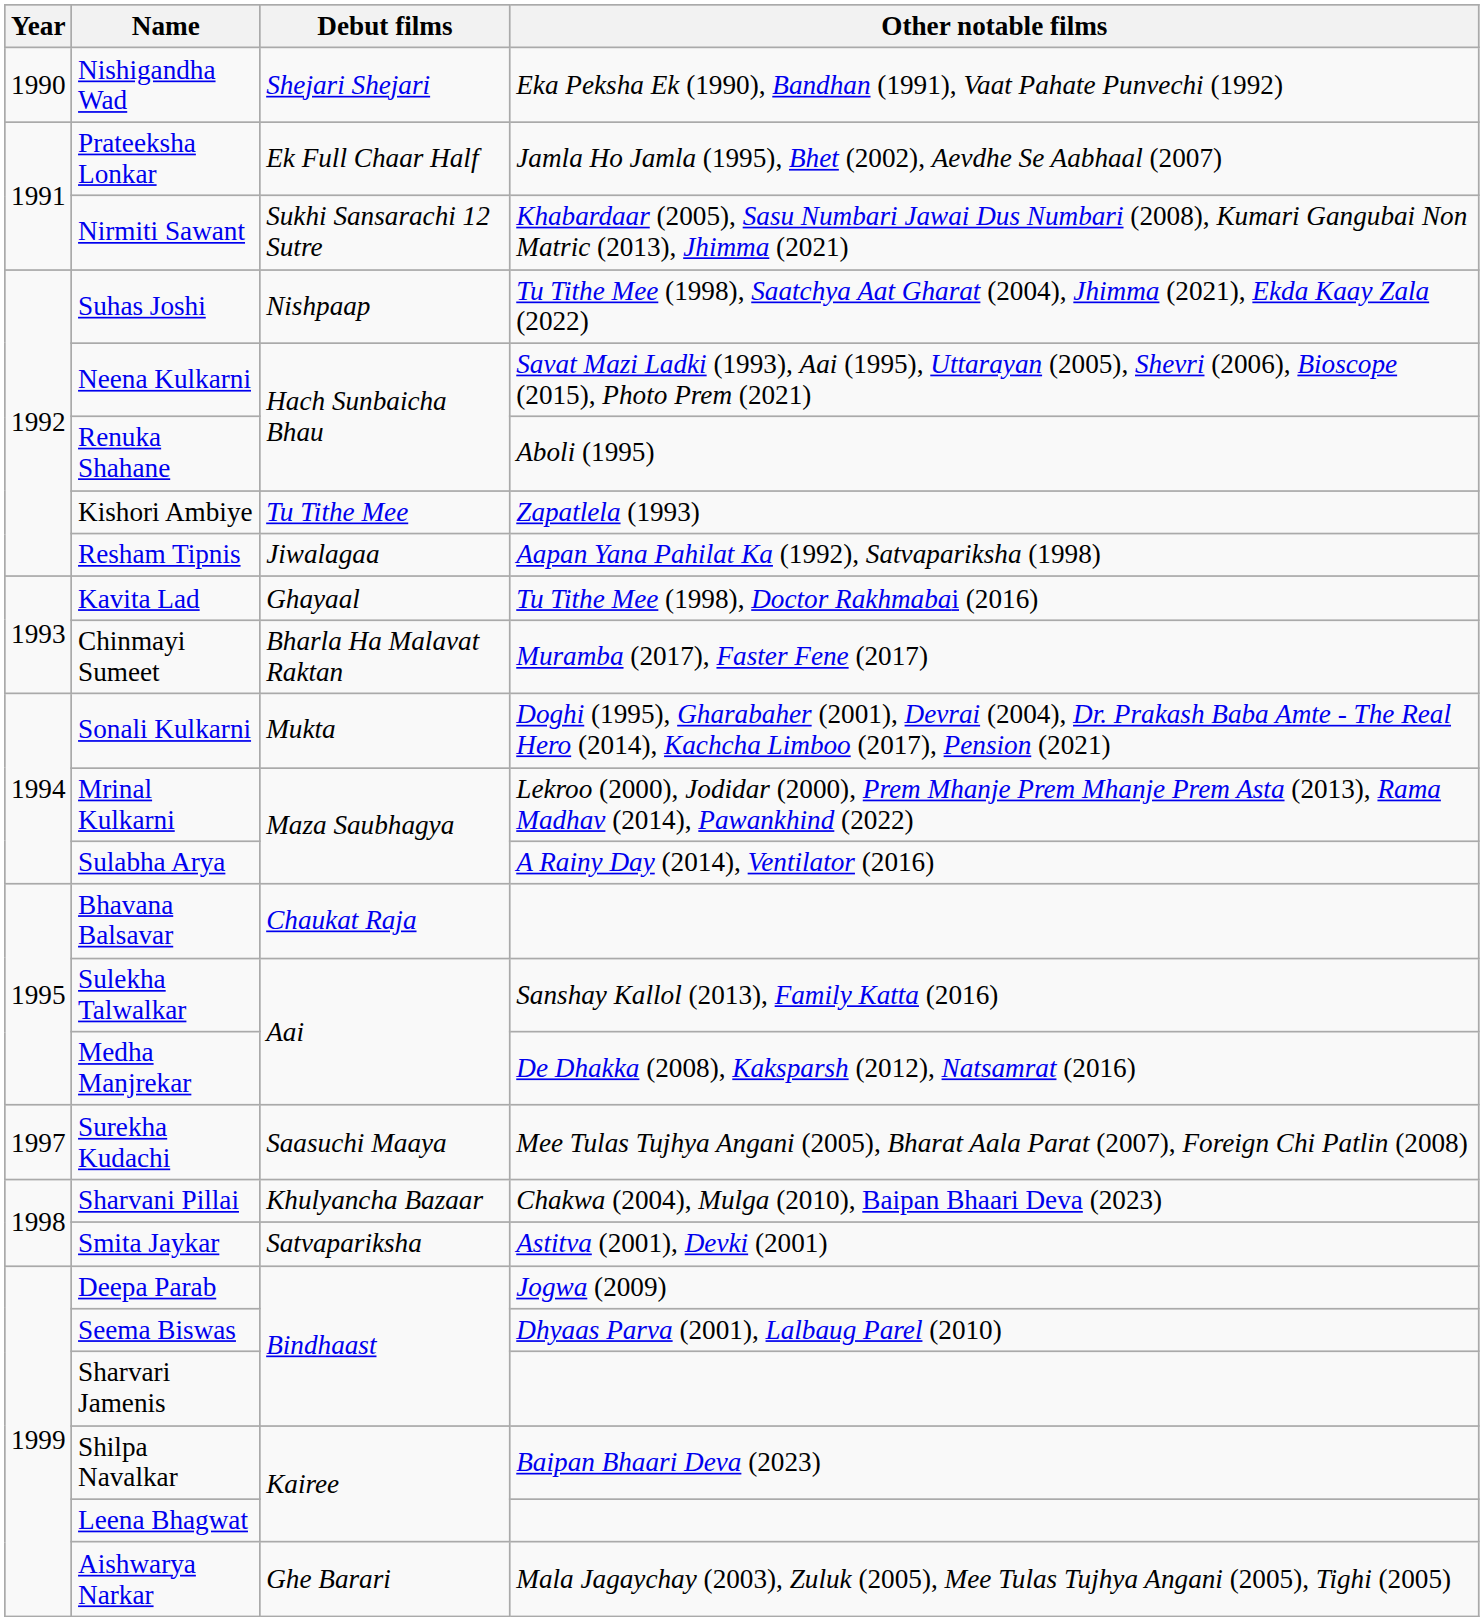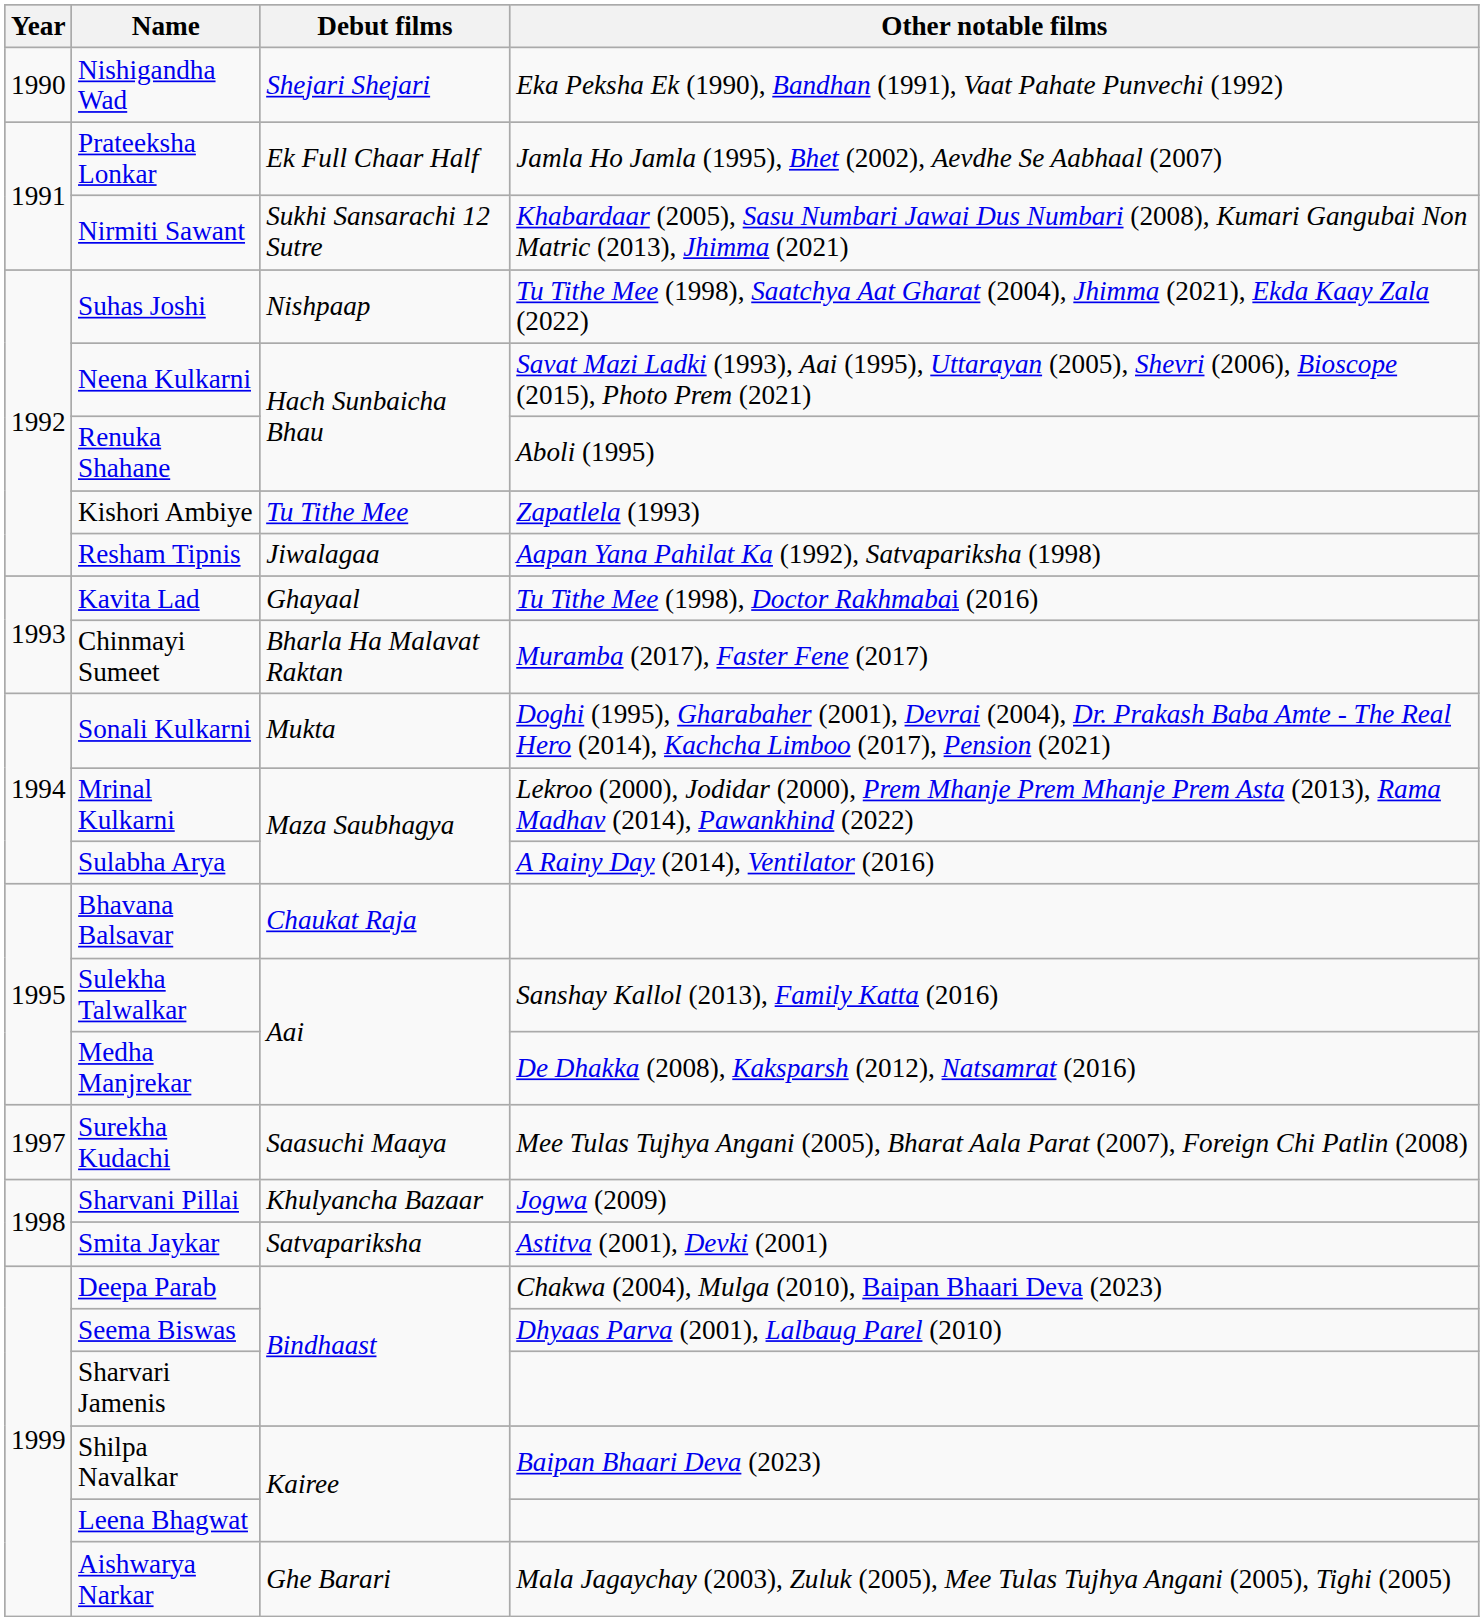(839, 1200) Chakwa (2004), Mulga (2010), Baipan Bhaari Deva (2023) -> (591, 1200) Jogwa (2009)
(591, 1286) Jogwa (2009) -> (839, 1286) Chakwa (2004), Mulga (2010), Baipan Bhaari Deva (2023)
